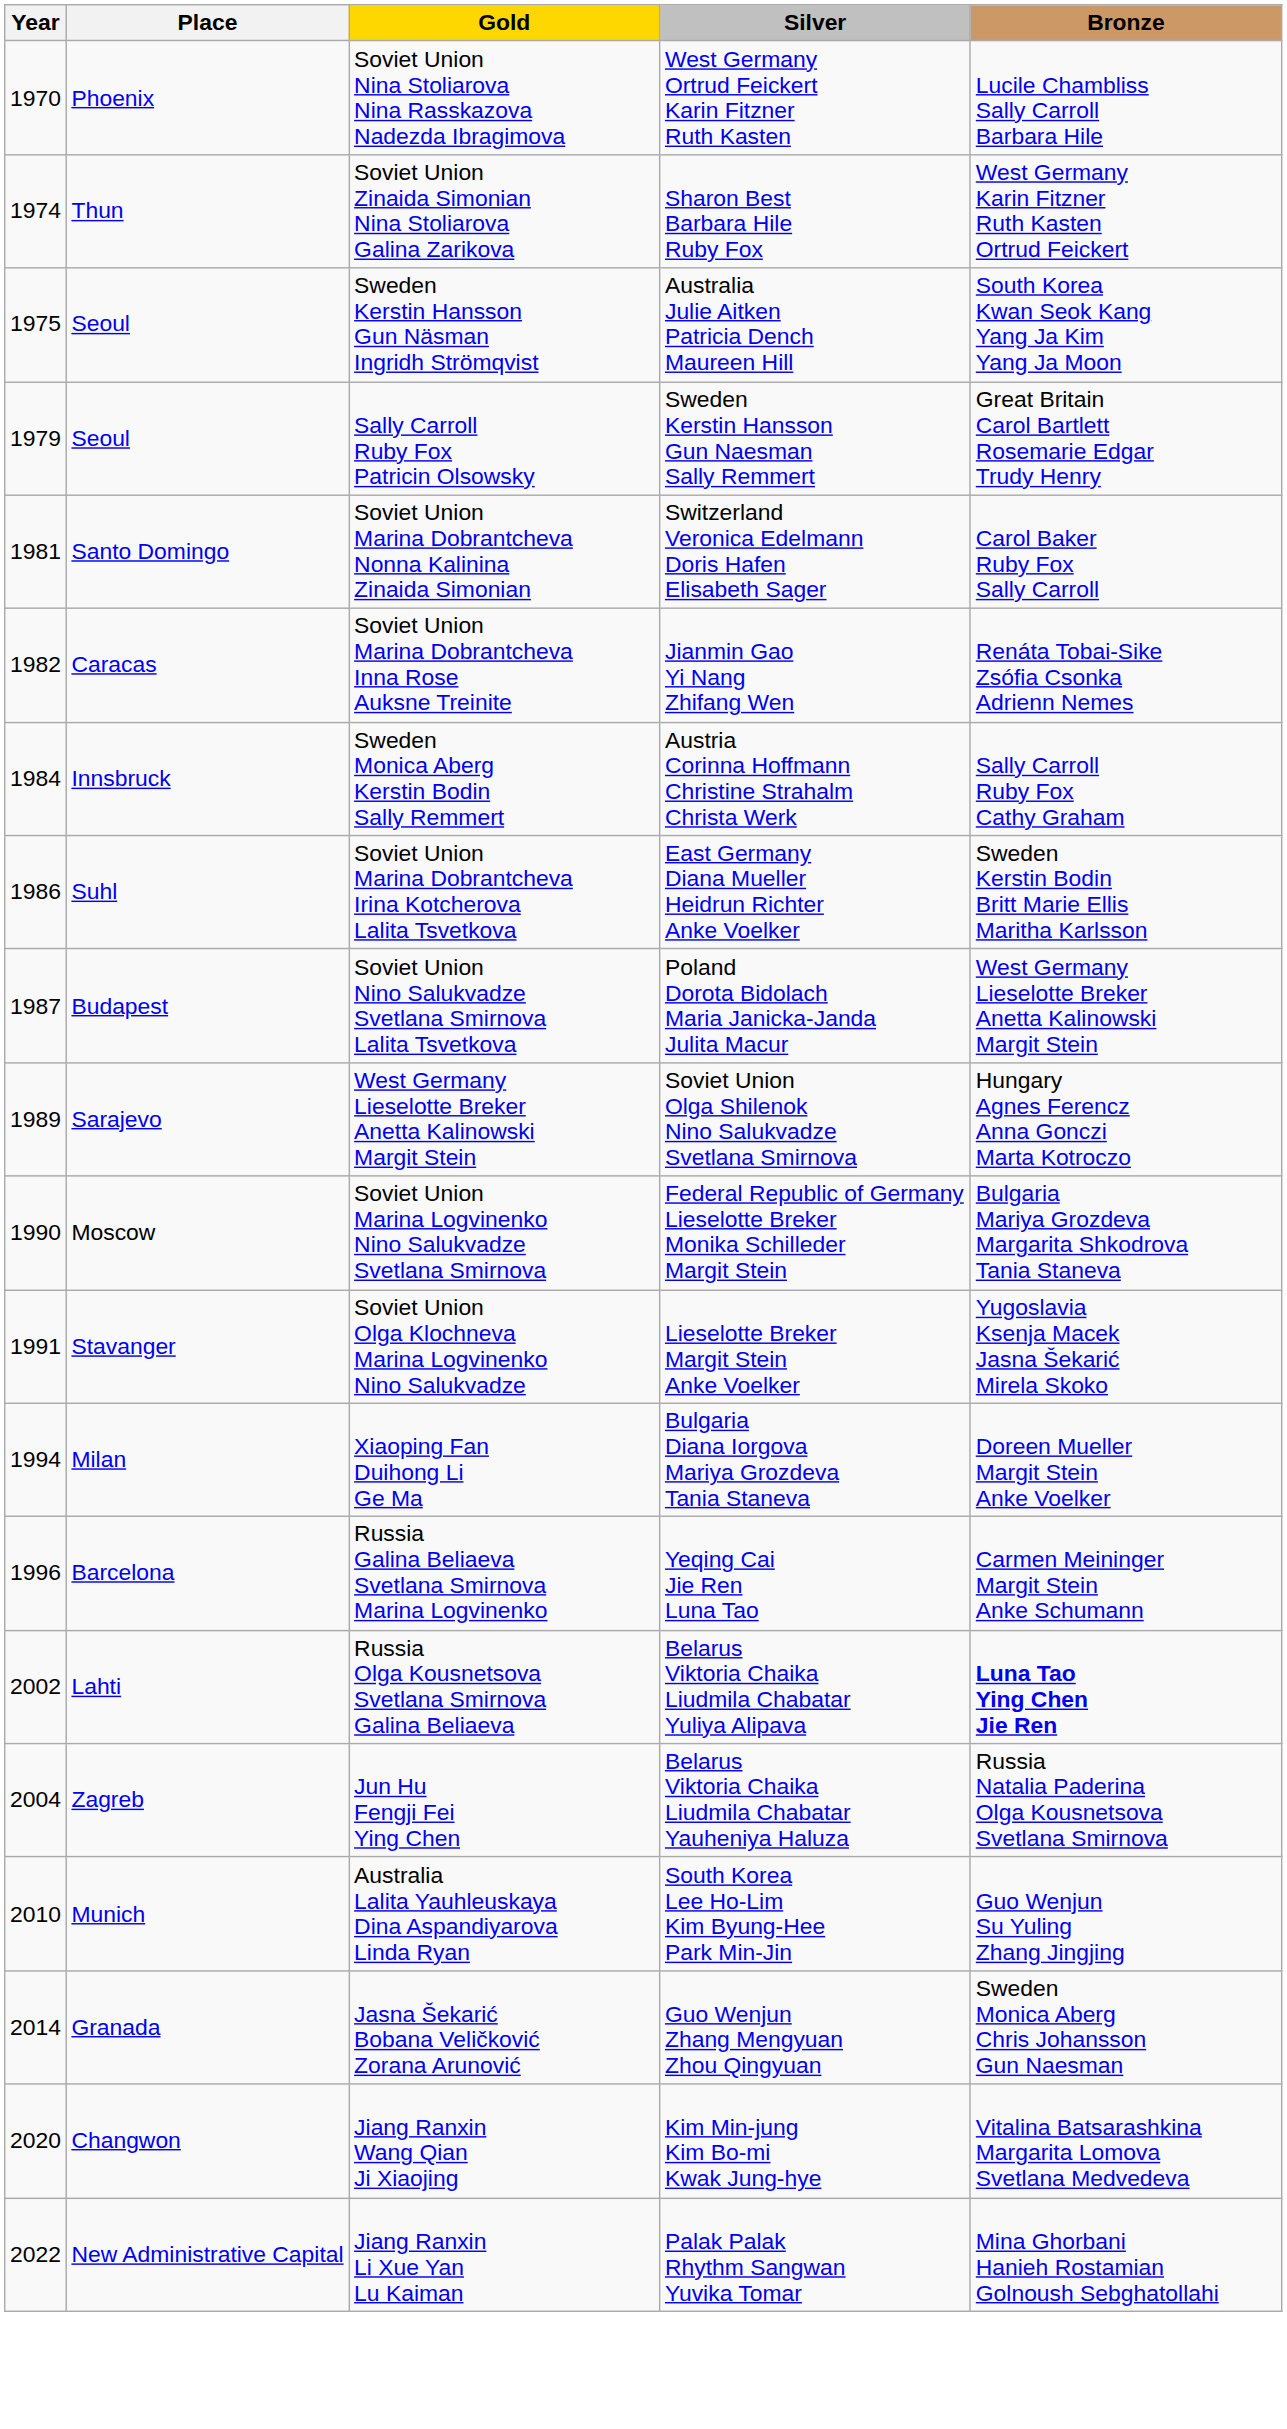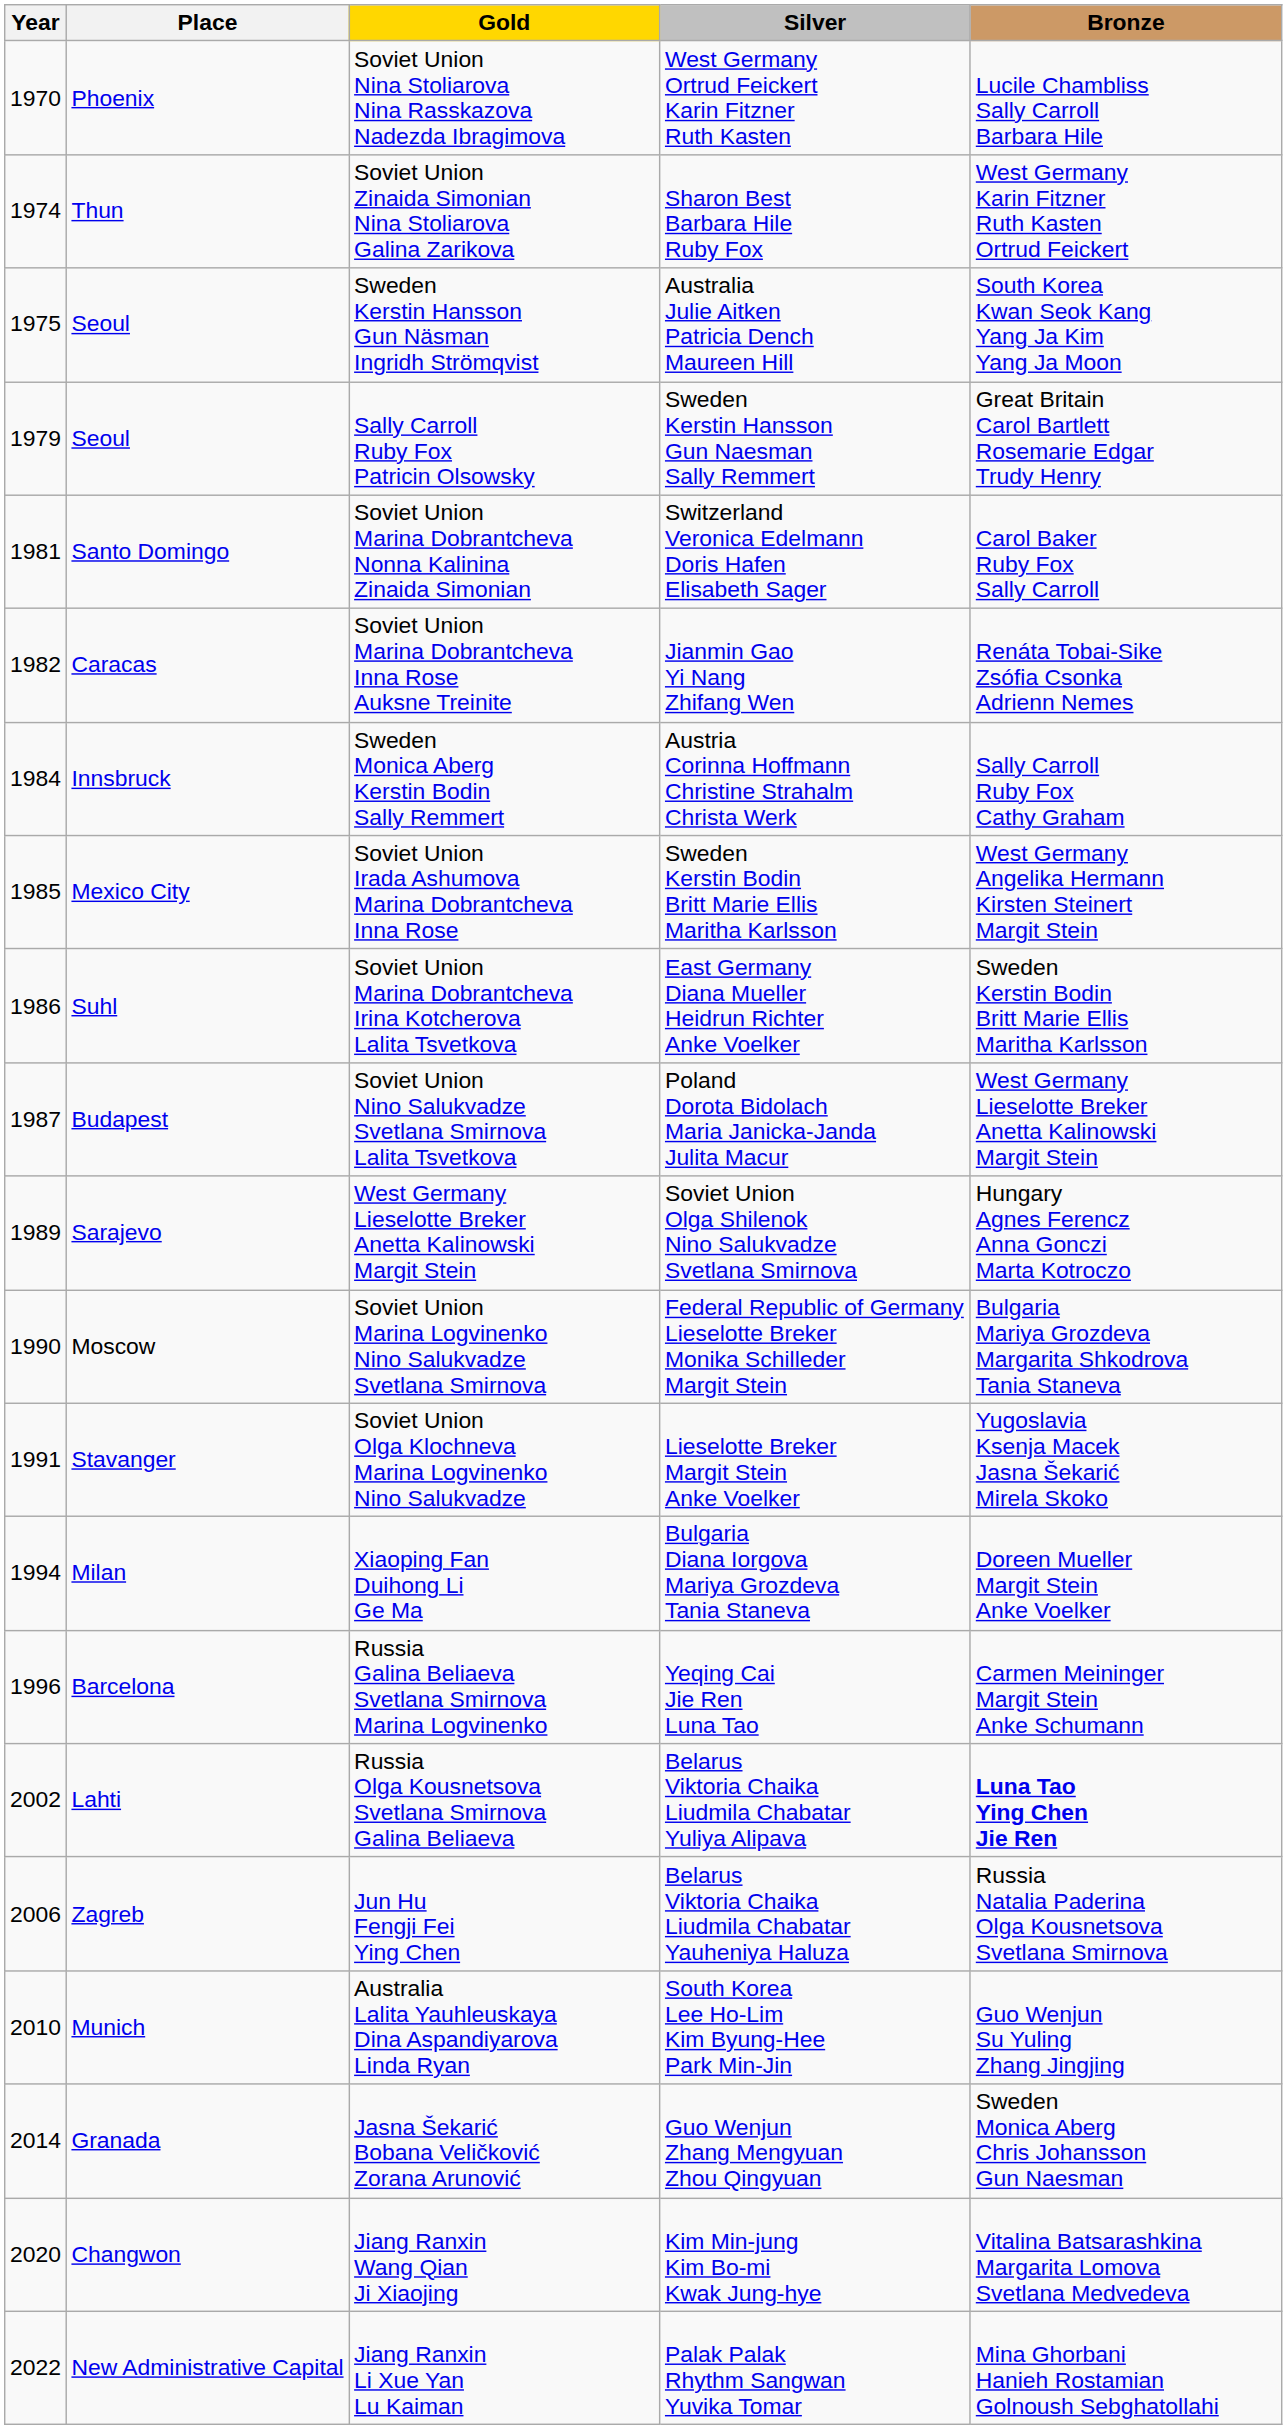+ row: (463, 892)
(35, 1800) 2004 -> (35, 1913) 2006
